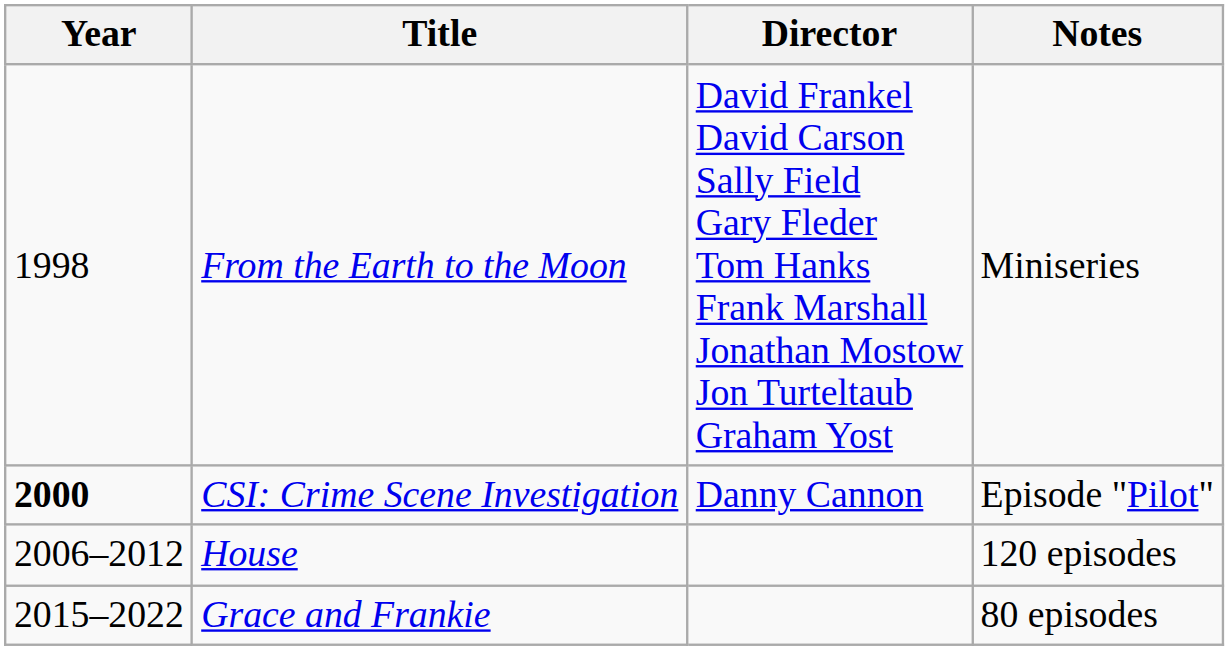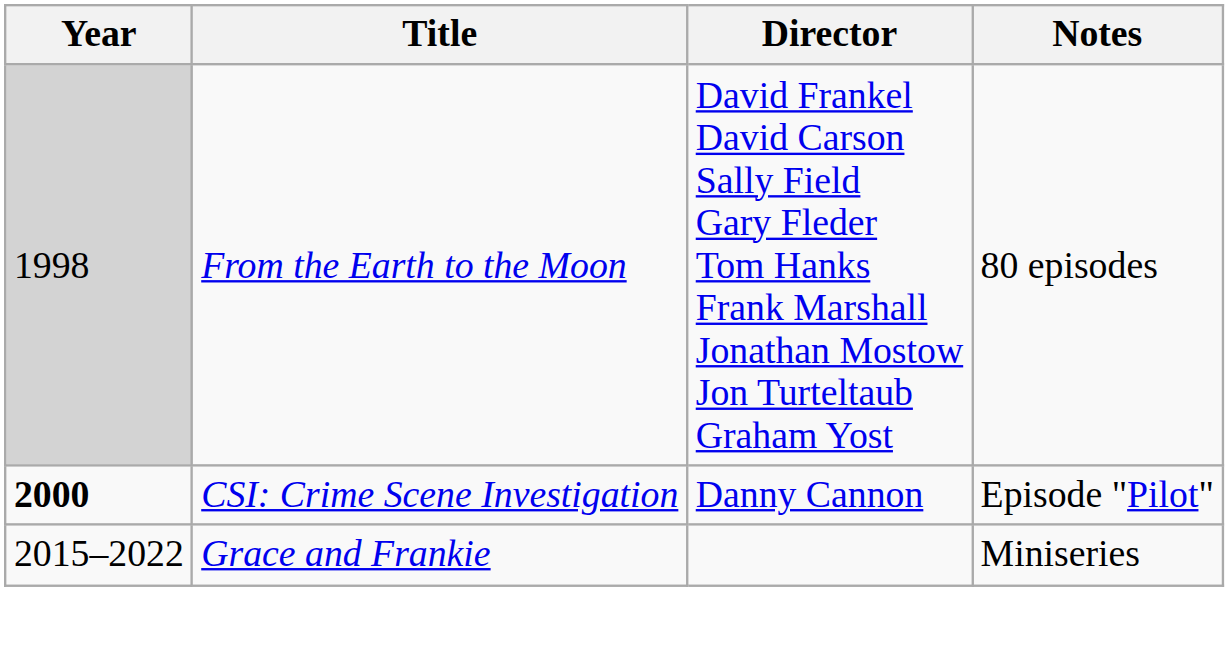(52, 264) no background -> (52, 264) lightgrey background
(1060, 264) Miniseries -> (1069, 264) 80 episodes
- row: (249, 553)
(1069, 613) 80 episodes -> (1060, 553) Miniseries
